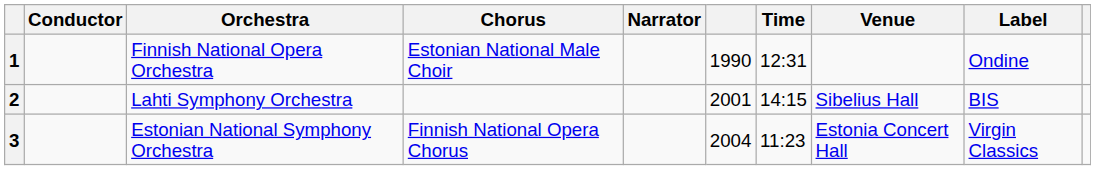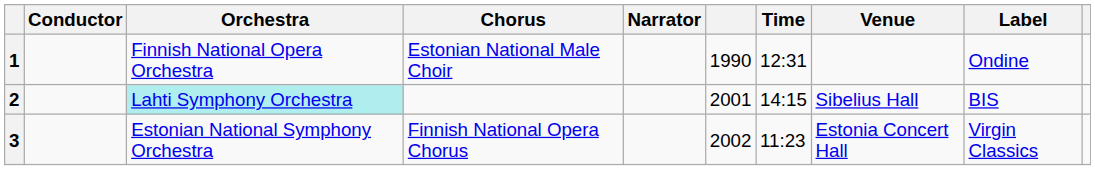(242, 100) no background -> (242, 100) paleturquoise background
(731, 140) 2004 -> (731, 140) 2002
